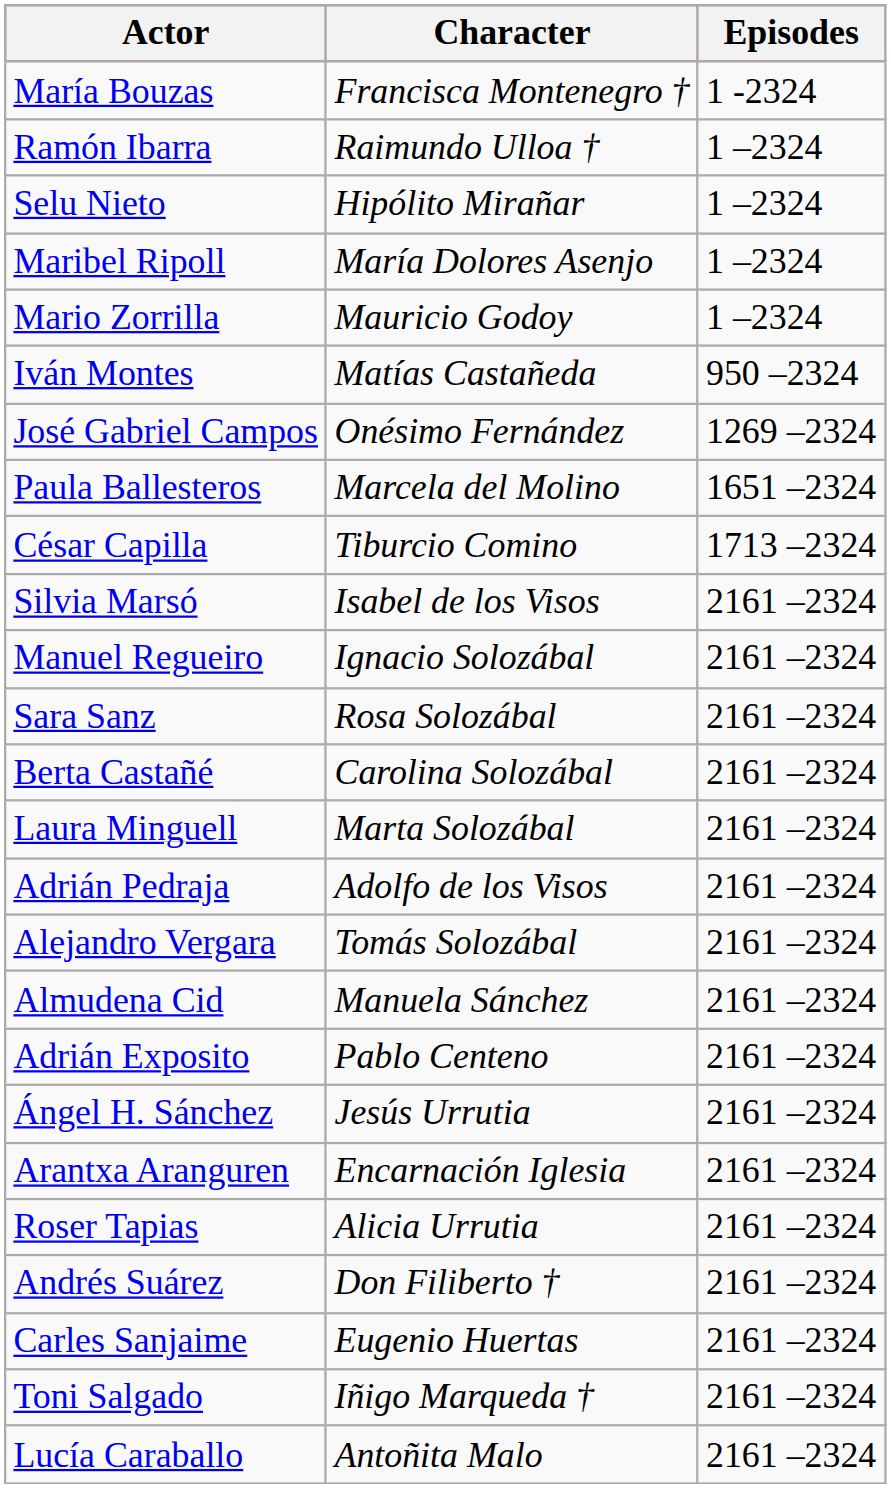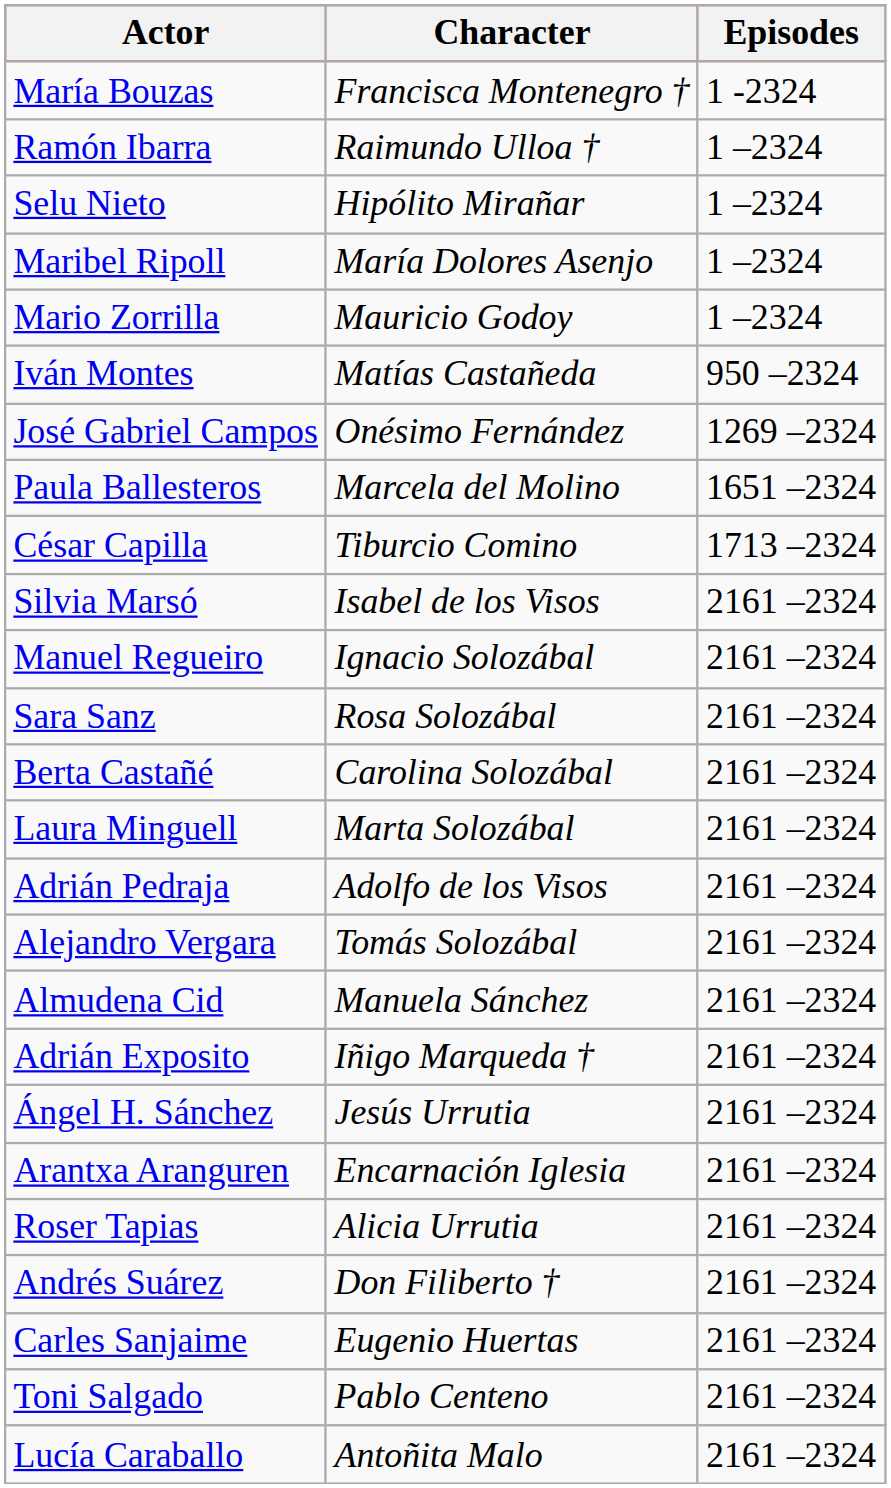(442, 1056) Pablo Centeno -> (464, 1056) Iñigo Marqueda †
(464, 1397) Iñigo Marqueda † -> (442, 1397) Pablo Centeno
